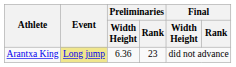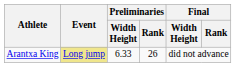(123, 55) 6.36 -> (123, 55) 6.33
(153, 55) 23 -> (153, 55) 26
